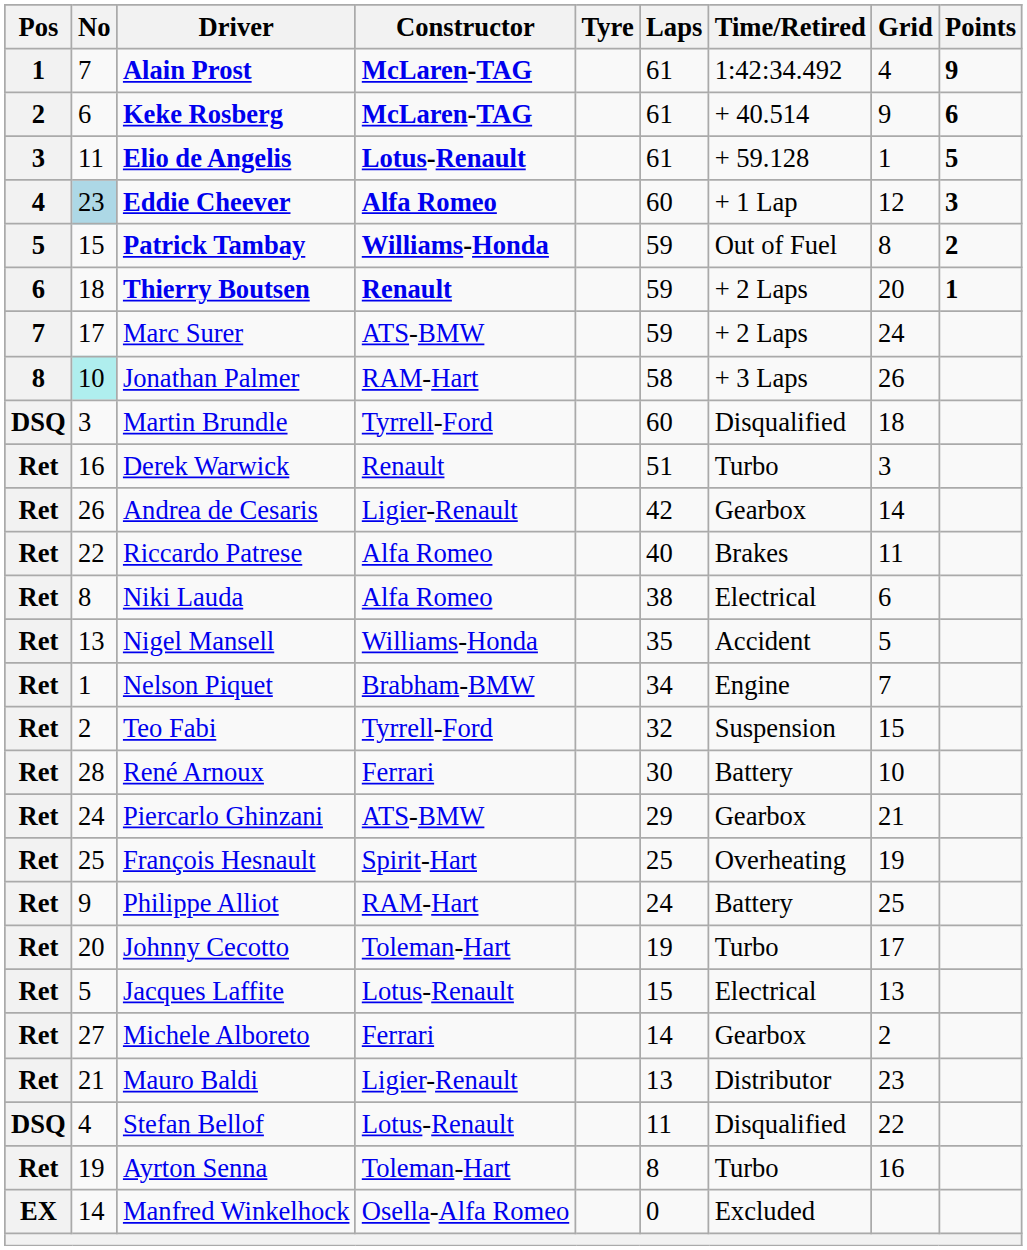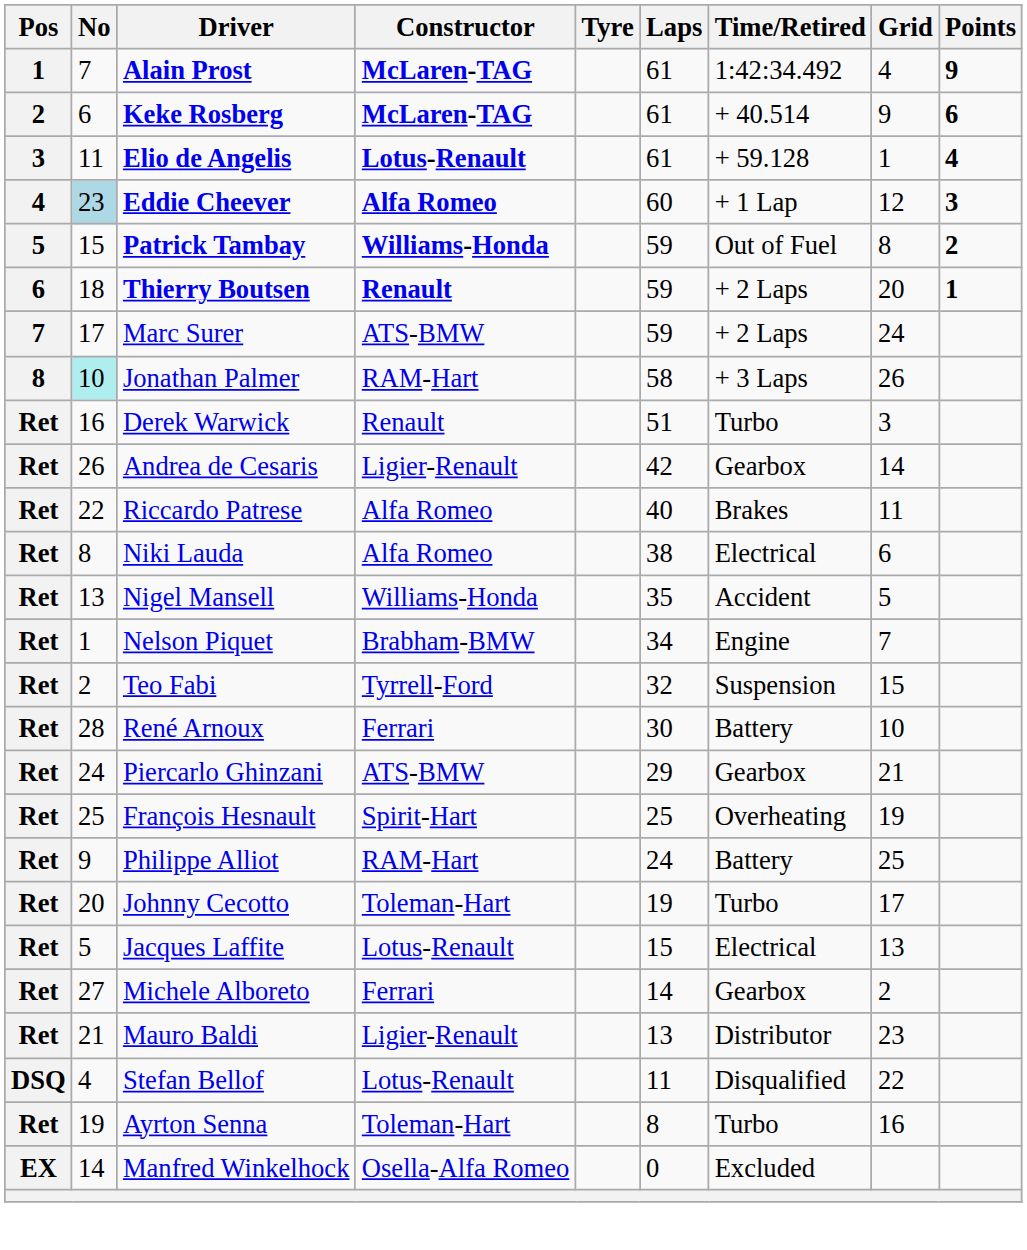(952, 158) 5 -> (952, 158) 4
- row: (205, 421)
